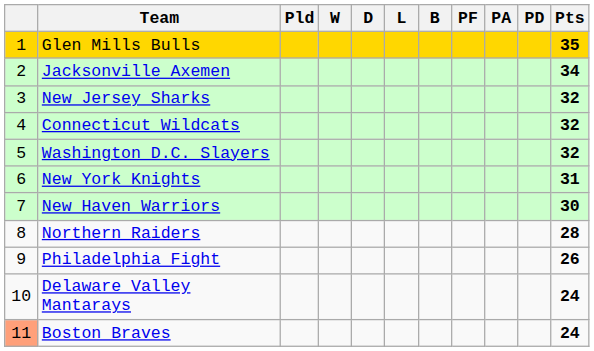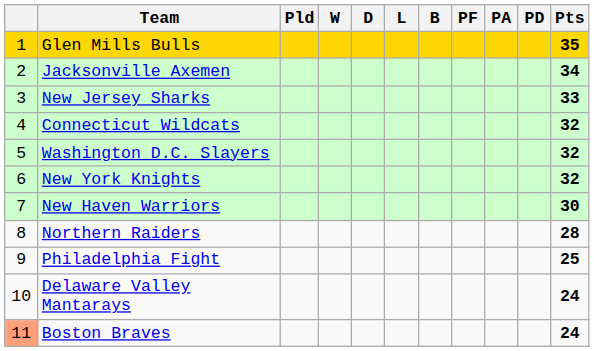(570, 99) 32 -> (570, 99) 33
(570, 180) 31 -> (570, 180) 32
(570, 260) 26 -> (570, 260) 25
